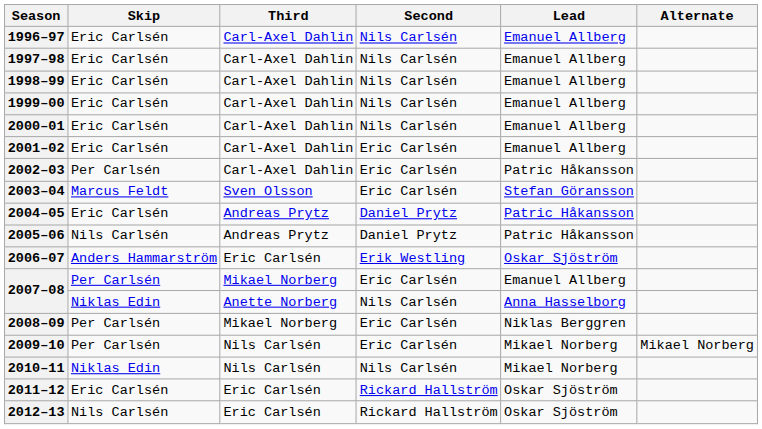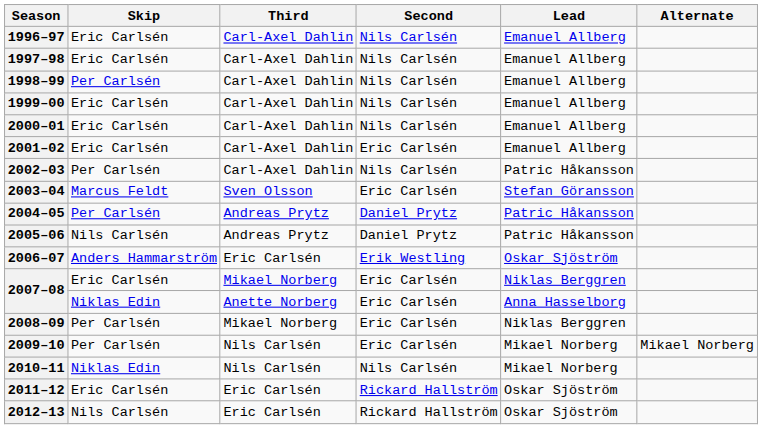(120, 82) Eric Carlsén -> (116, 82) Per Carlsén
(408, 170) Eric Carlsén -> (408, 170) Nils Carlsén
(120, 214) Eric Carlsén -> (116, 214) Per Carlsén
(116, 280) Per Carlsén -> (120, 280) Eric Carlsén
(565, 280) Emanuel Allberg -> (565, 280) Niklas Berggren
(408, 302) Nils Carlsén -> (408, 302) Eric Carlsén
